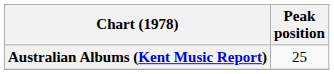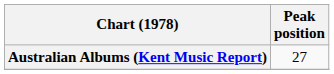(299, 57) 25 -> (299, 57) 27
